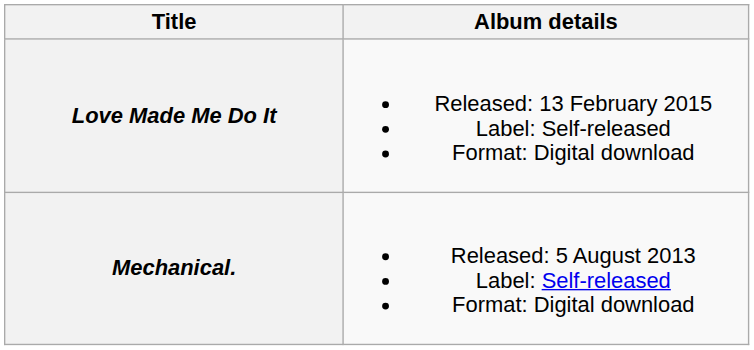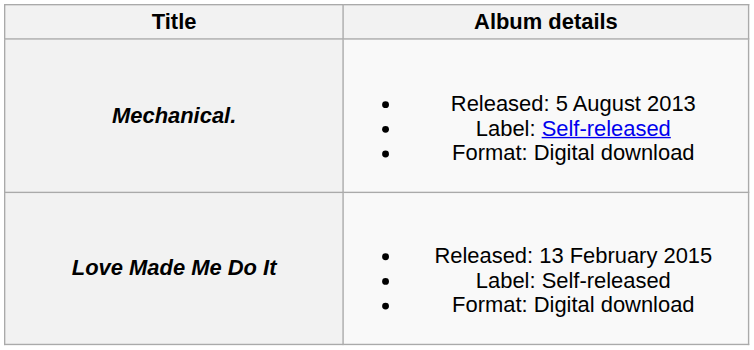rows swapped: (174, 268) <-> (174, 115)
